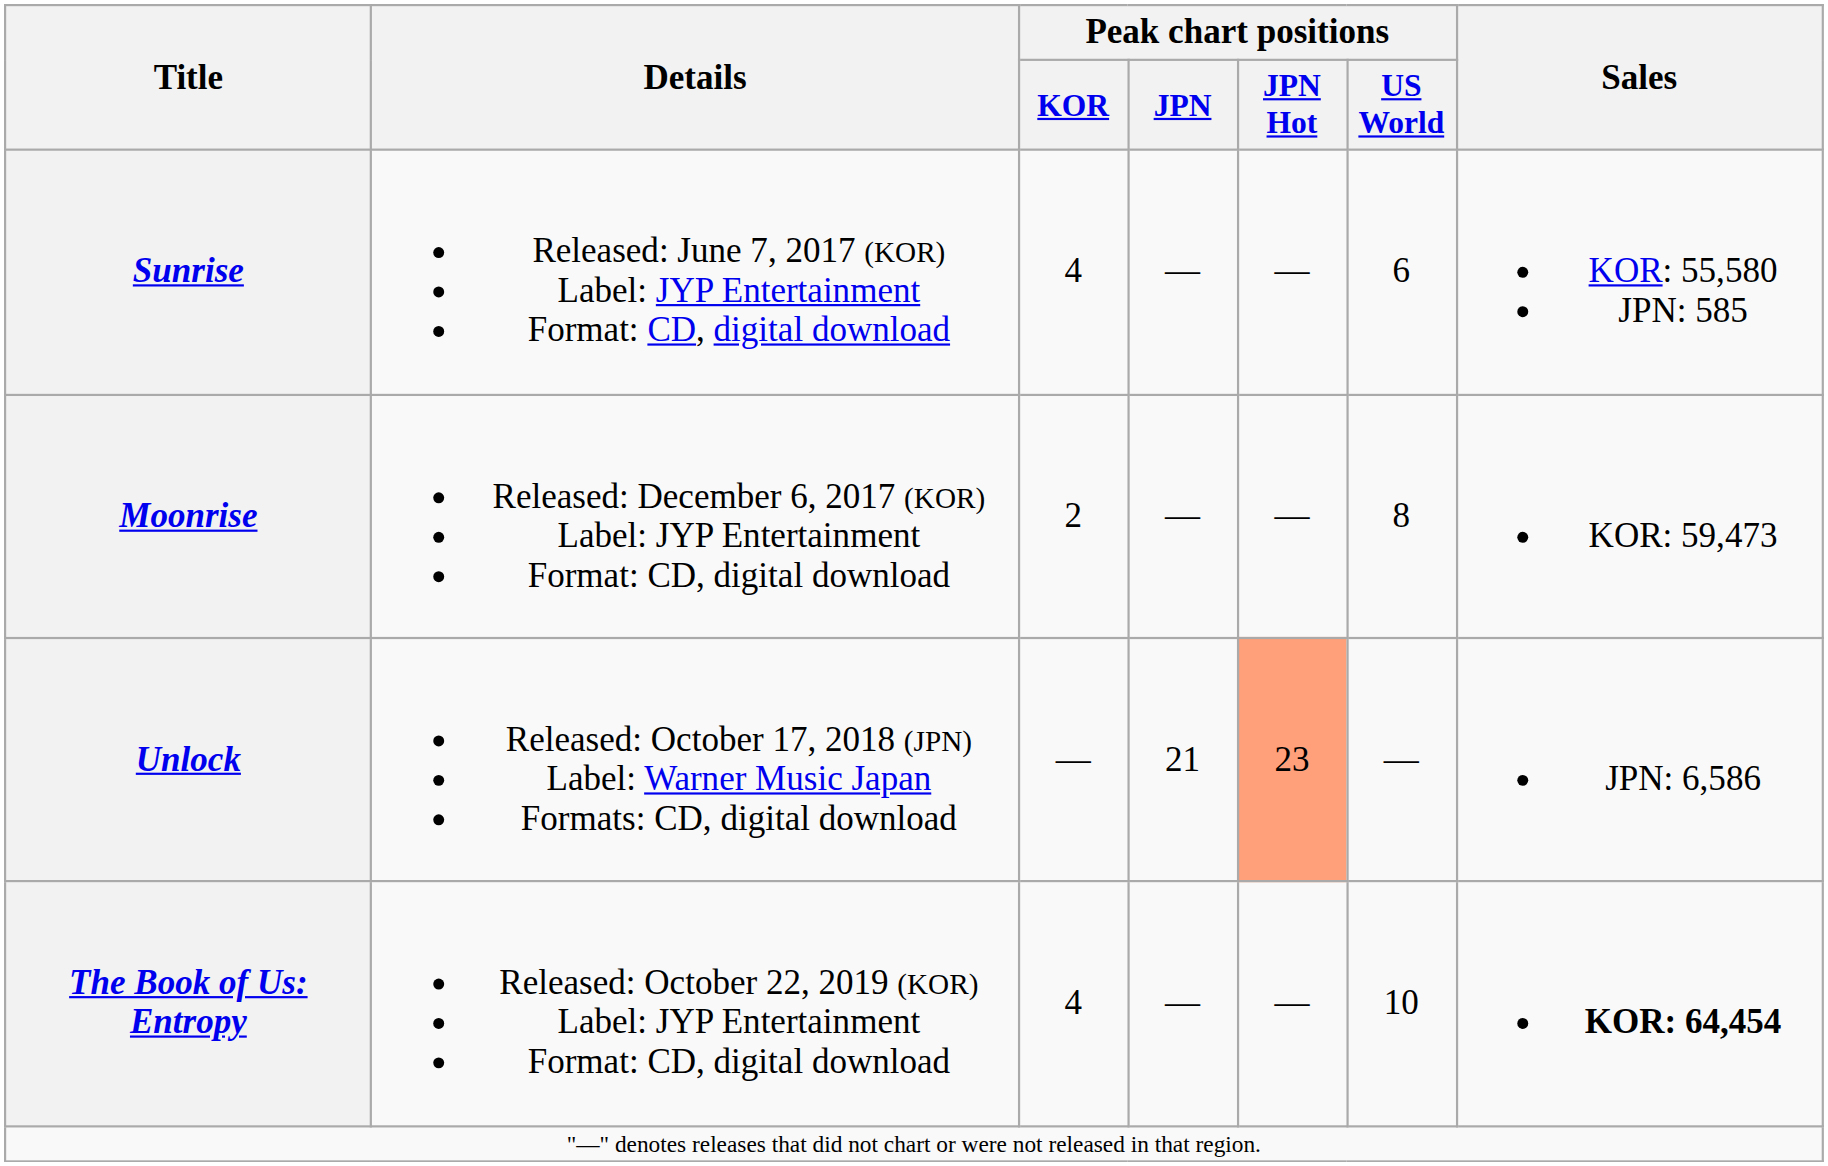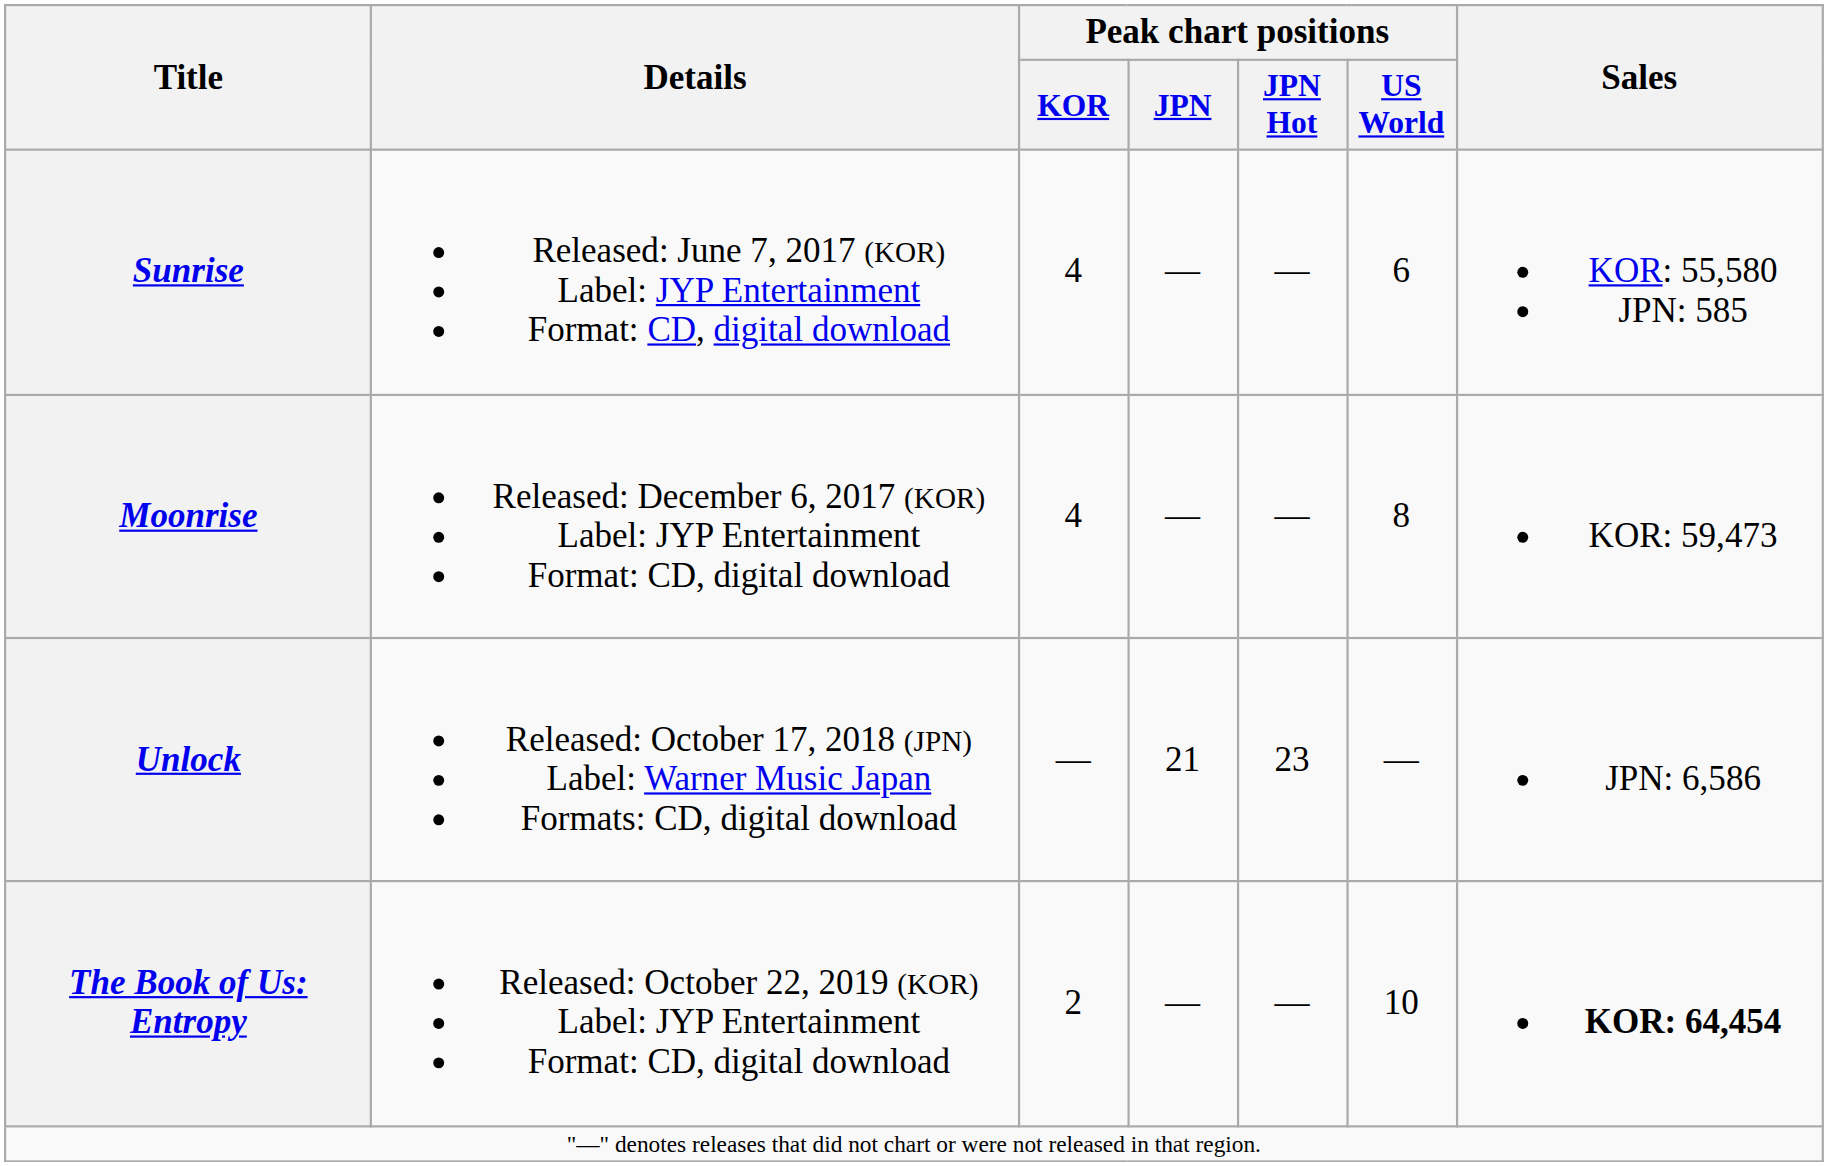(1073, 515) 2 -> (1073, 515) 4
(1292, 759) lightsalmon background -> (1292, 759) no background
(1073, 1003) 4 -> (1073, 1003) 2
